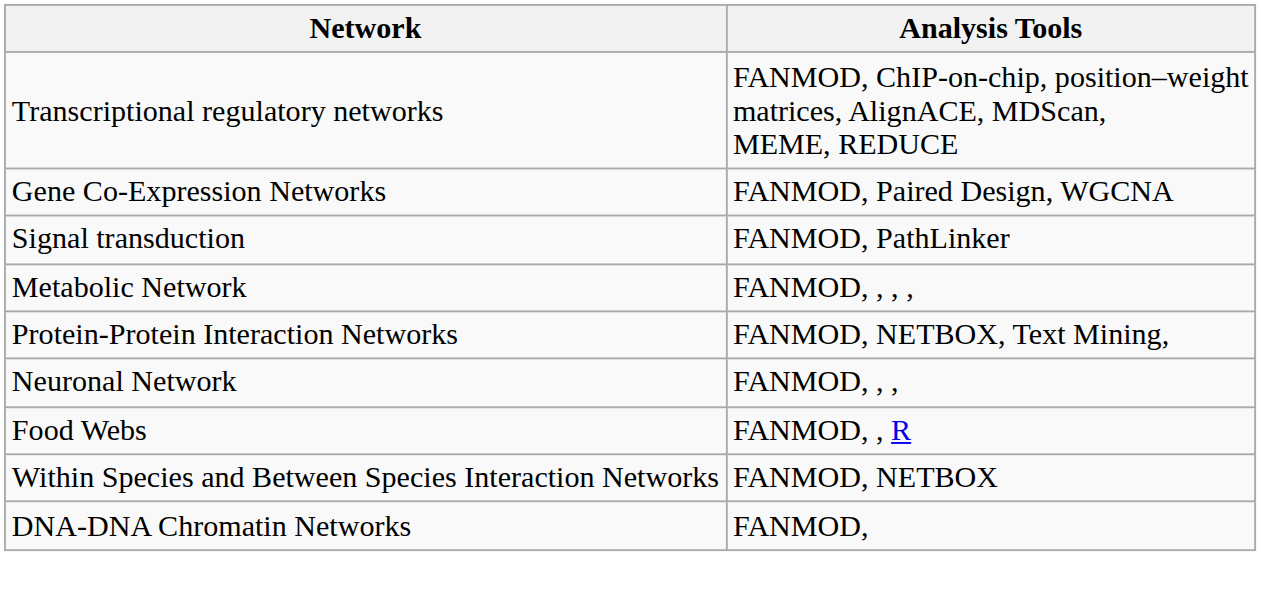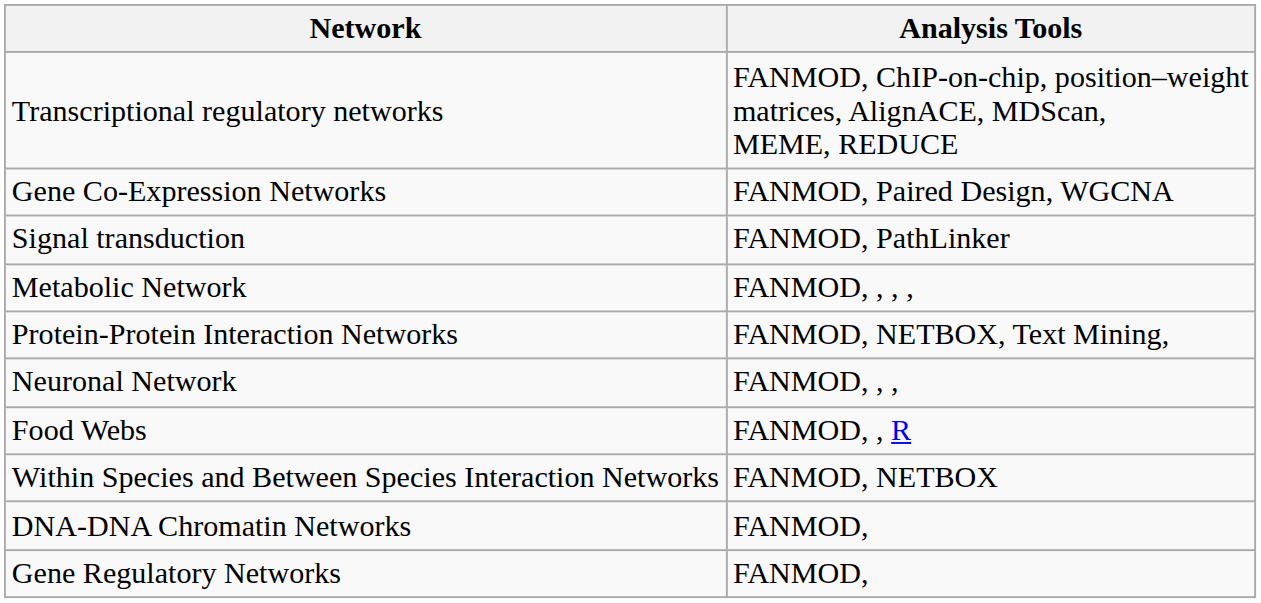+ row: (176, 573)
